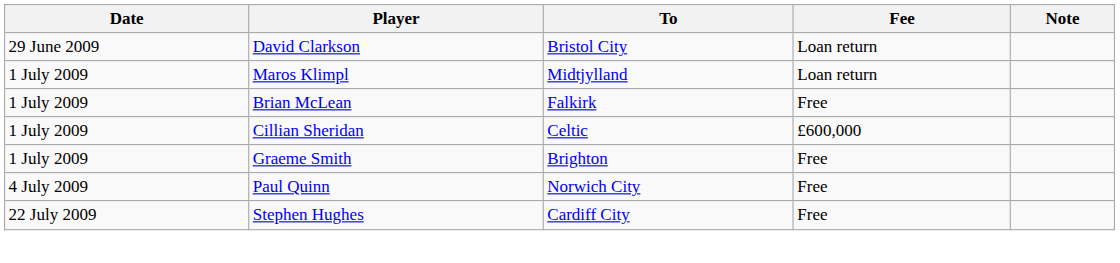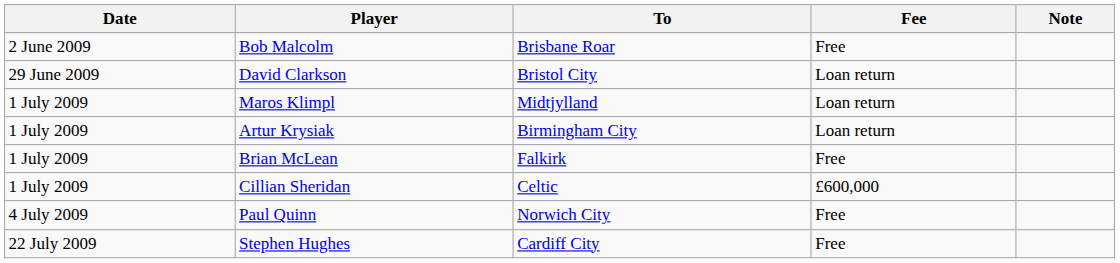+ row: (286, 46)
+ row: (287, 131)
- row: (302, 159)
